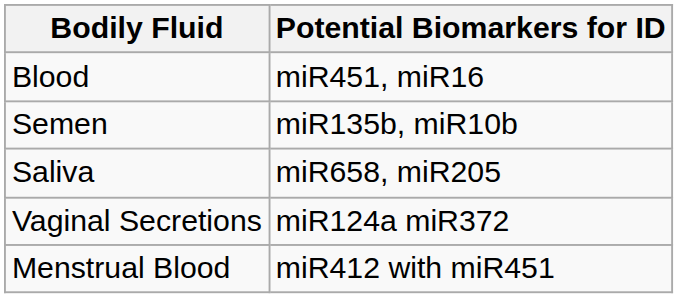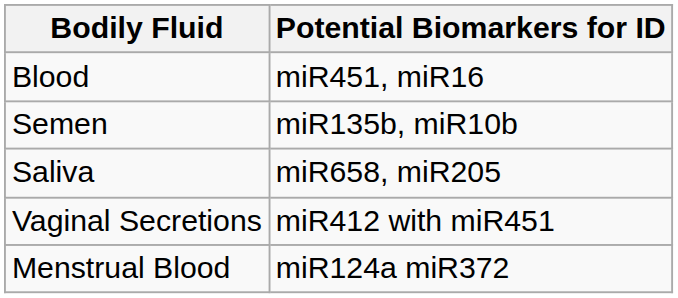(393, 220) miR124a miR372 -> (415, 220) miR412 with miR451
(415, 268) miR412 with miR451 -> (393, 268) miR124a miR372
